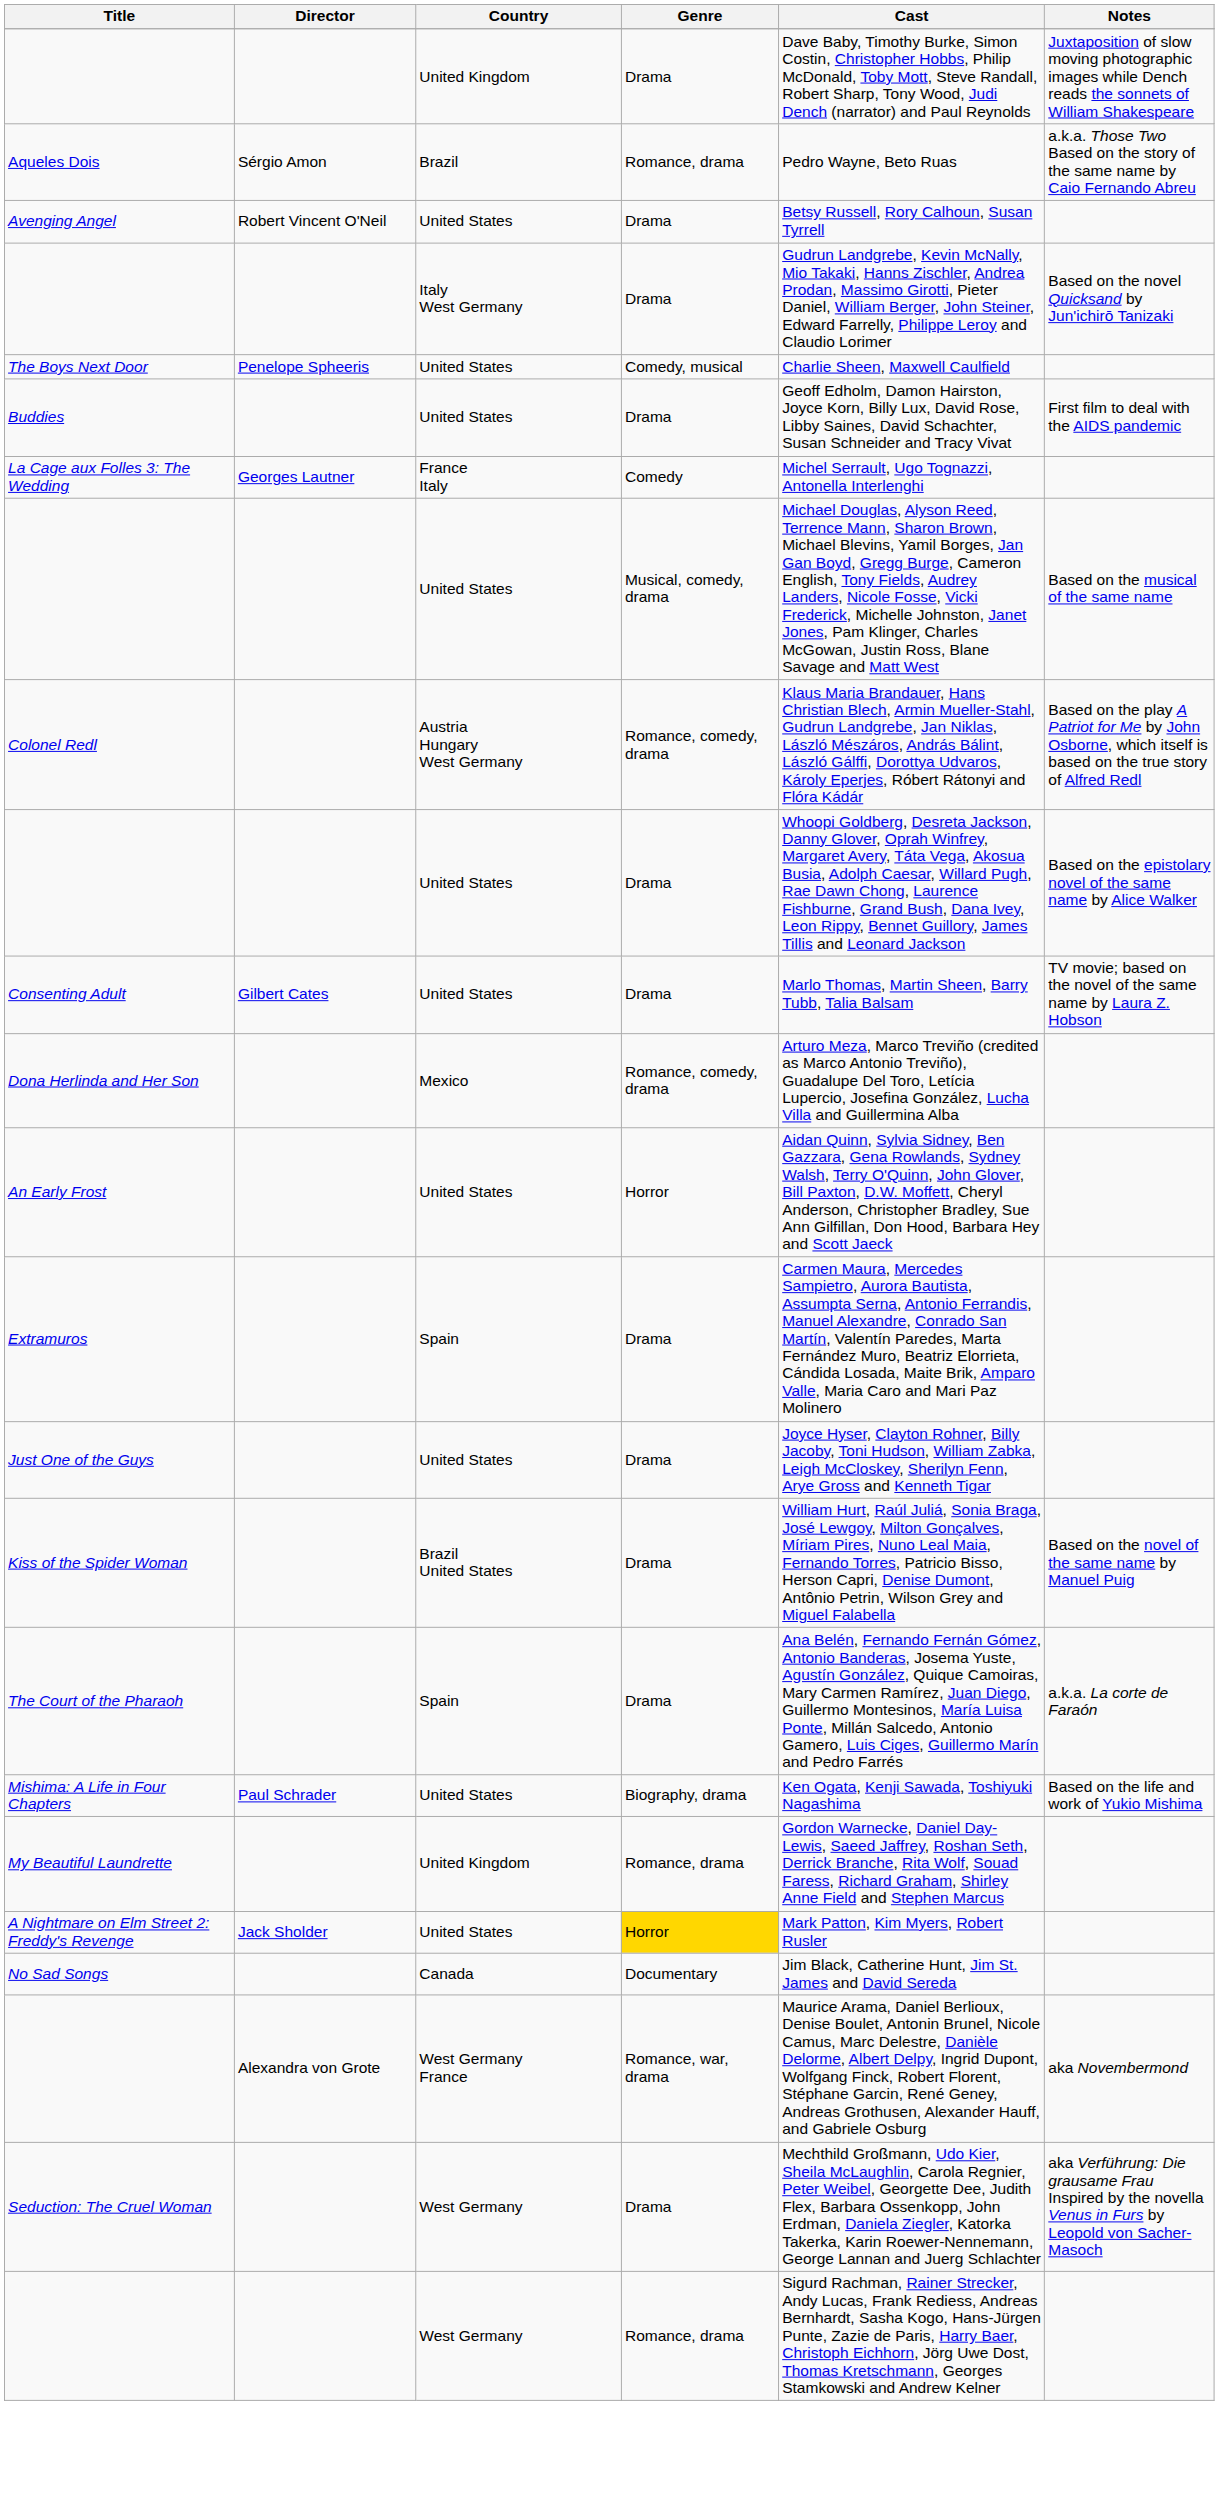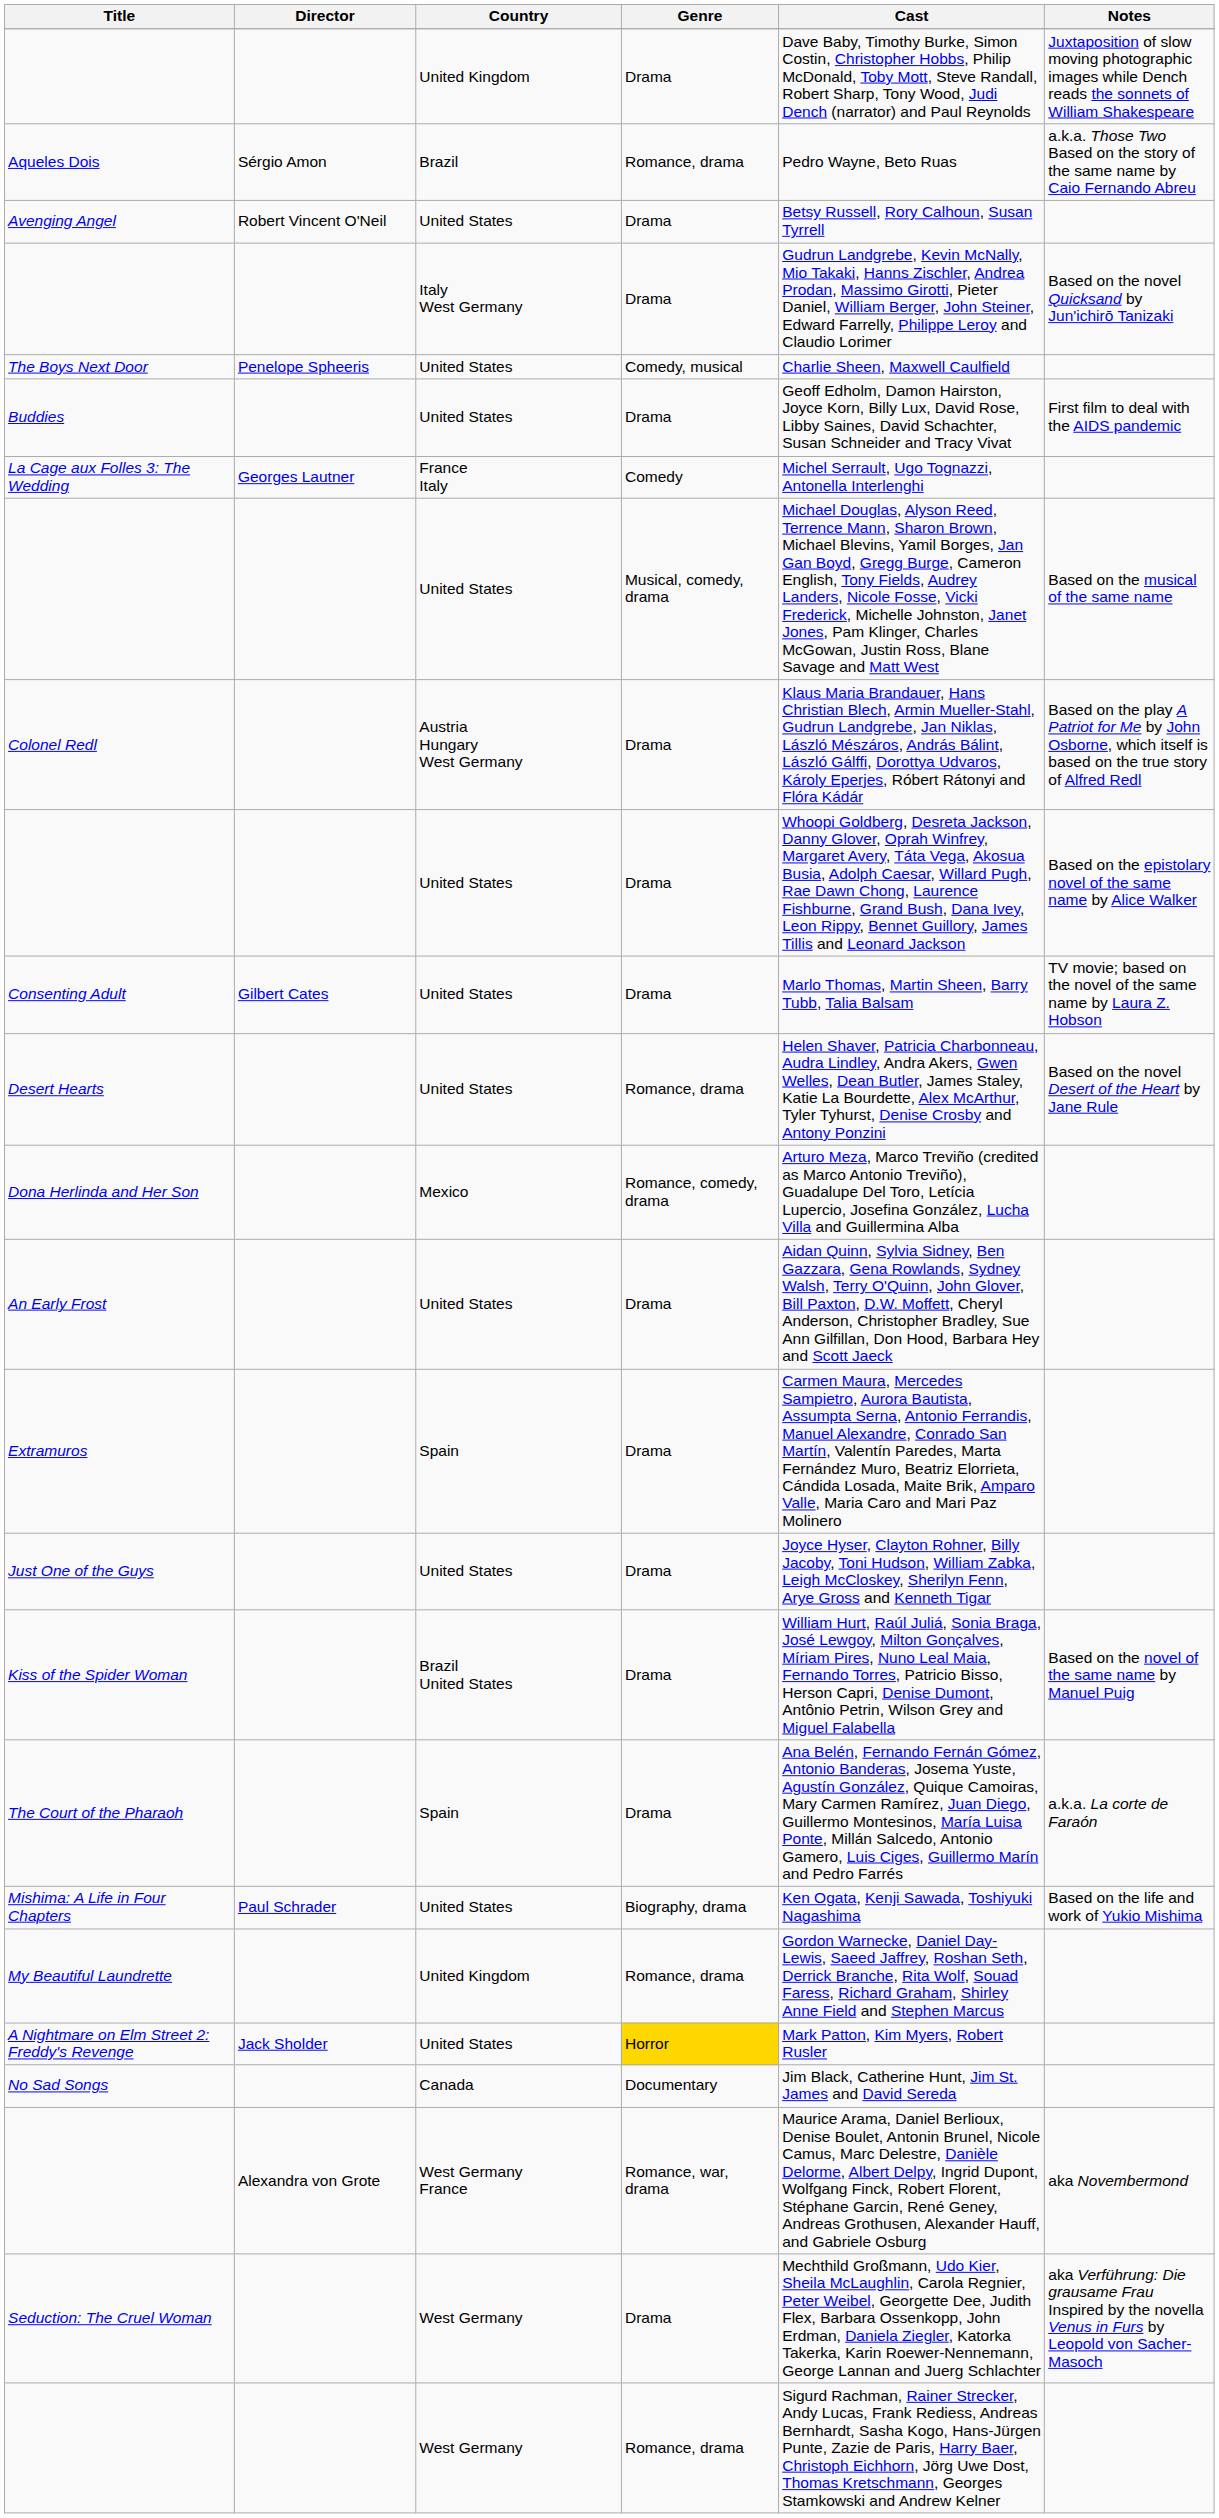(691, 744) Romance, comedy, drama -> (648, 744) Drama
+ row: (56, 1089)
(647, 1192) Horror -> (648, 1304) Drama
